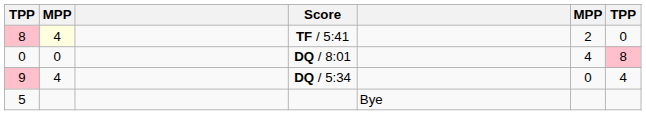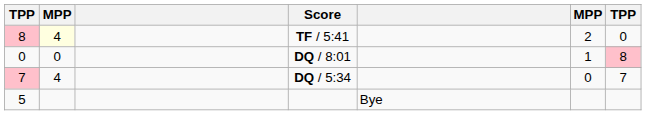(588, 57) 4 -> (588, 57) 1
(22, 78) 9 -> (22, 78) 7
(623, 78) 4 -> (623, 78) 7
